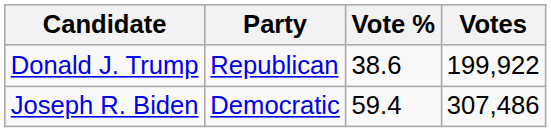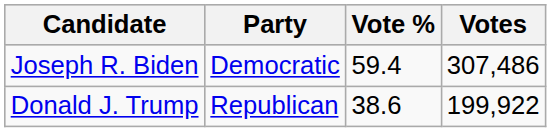rows swapped: (105, 106) <-> (105, 65)
